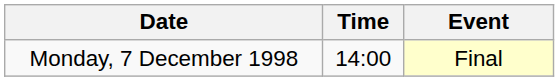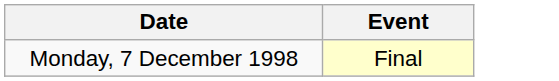- column: (363, 22)
